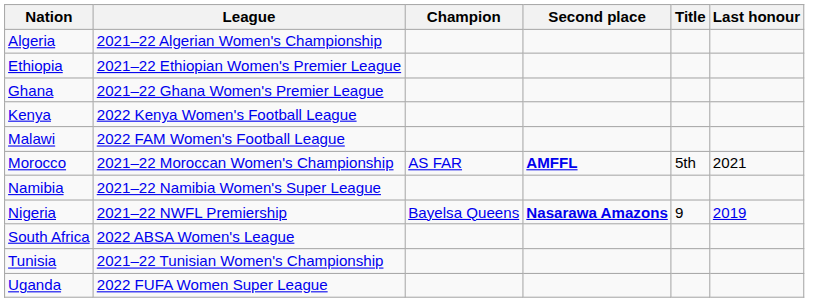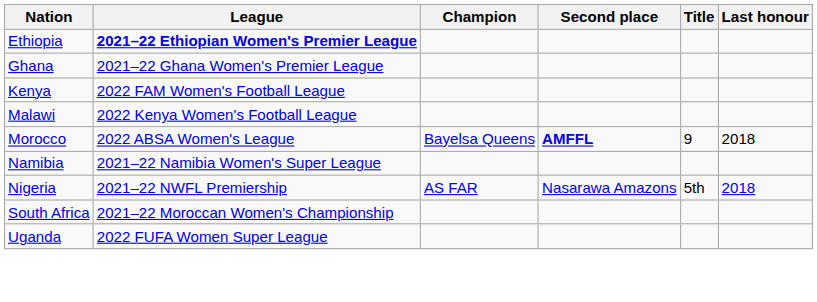- row: (32, 41)
(249, 66) normal -> (257, 41) bold
(227, 114) 2022 Kenya Women's Football League -> (221, 90) 2022 FAM Women's Football League
(221, 139) 2022 FAM Women's Football League -> (227, 114) 2022 Kenya Women's Football League
(245, 163) 2021–22 Moroccan Women's Championship -> (196, 139) 2022 ABSA Women's League
(435, 163) AS FAR -> (479, 139) Bayelsa Queens
(685, 163) 5th -> (688, 139) 9
(730, 163) 2021 -> (738, 139) 2018
(464, 212) Bayelsa Queens -> (451, 188) AS FAR
(597, 212) bold -> (609, 188) normal
(679, 212) 9 -> (694, 188) 5th
(730, 212) 2019 -> (738, 188) 2018
(196, 236) 2022 ABSA Women's League -> (245, 212) 2021–22 Moroccan Women's Championship
- row: (32, 261)
